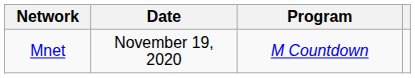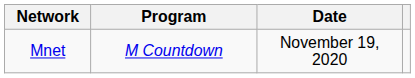columns swapped: (320, 17) <-> (164, 17)
